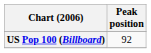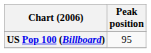(127, 39) 92 -> (127, 39) 95
